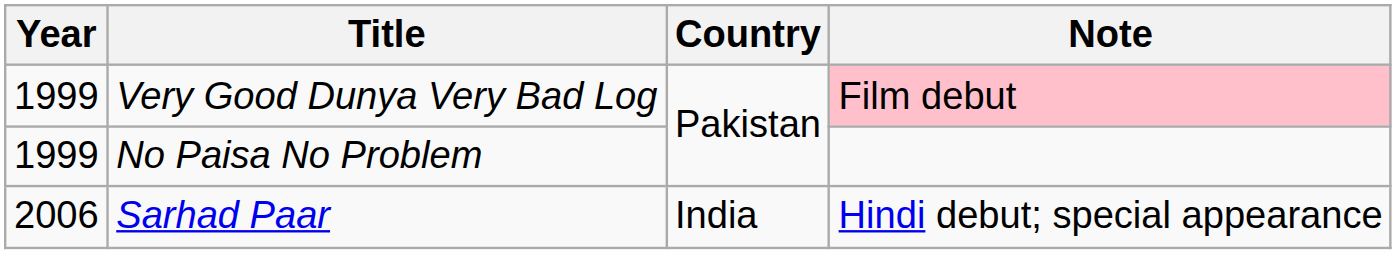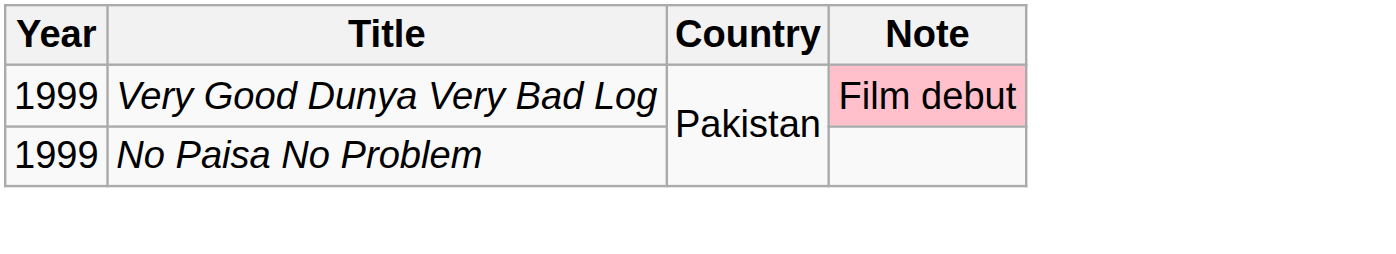- row: (223, 215)
